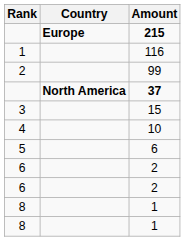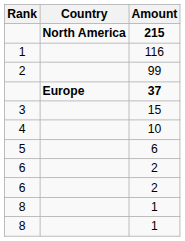(63, 33) Europe -> (84, 33) North America
(84, 91) North America -> (63, 91) Europe
